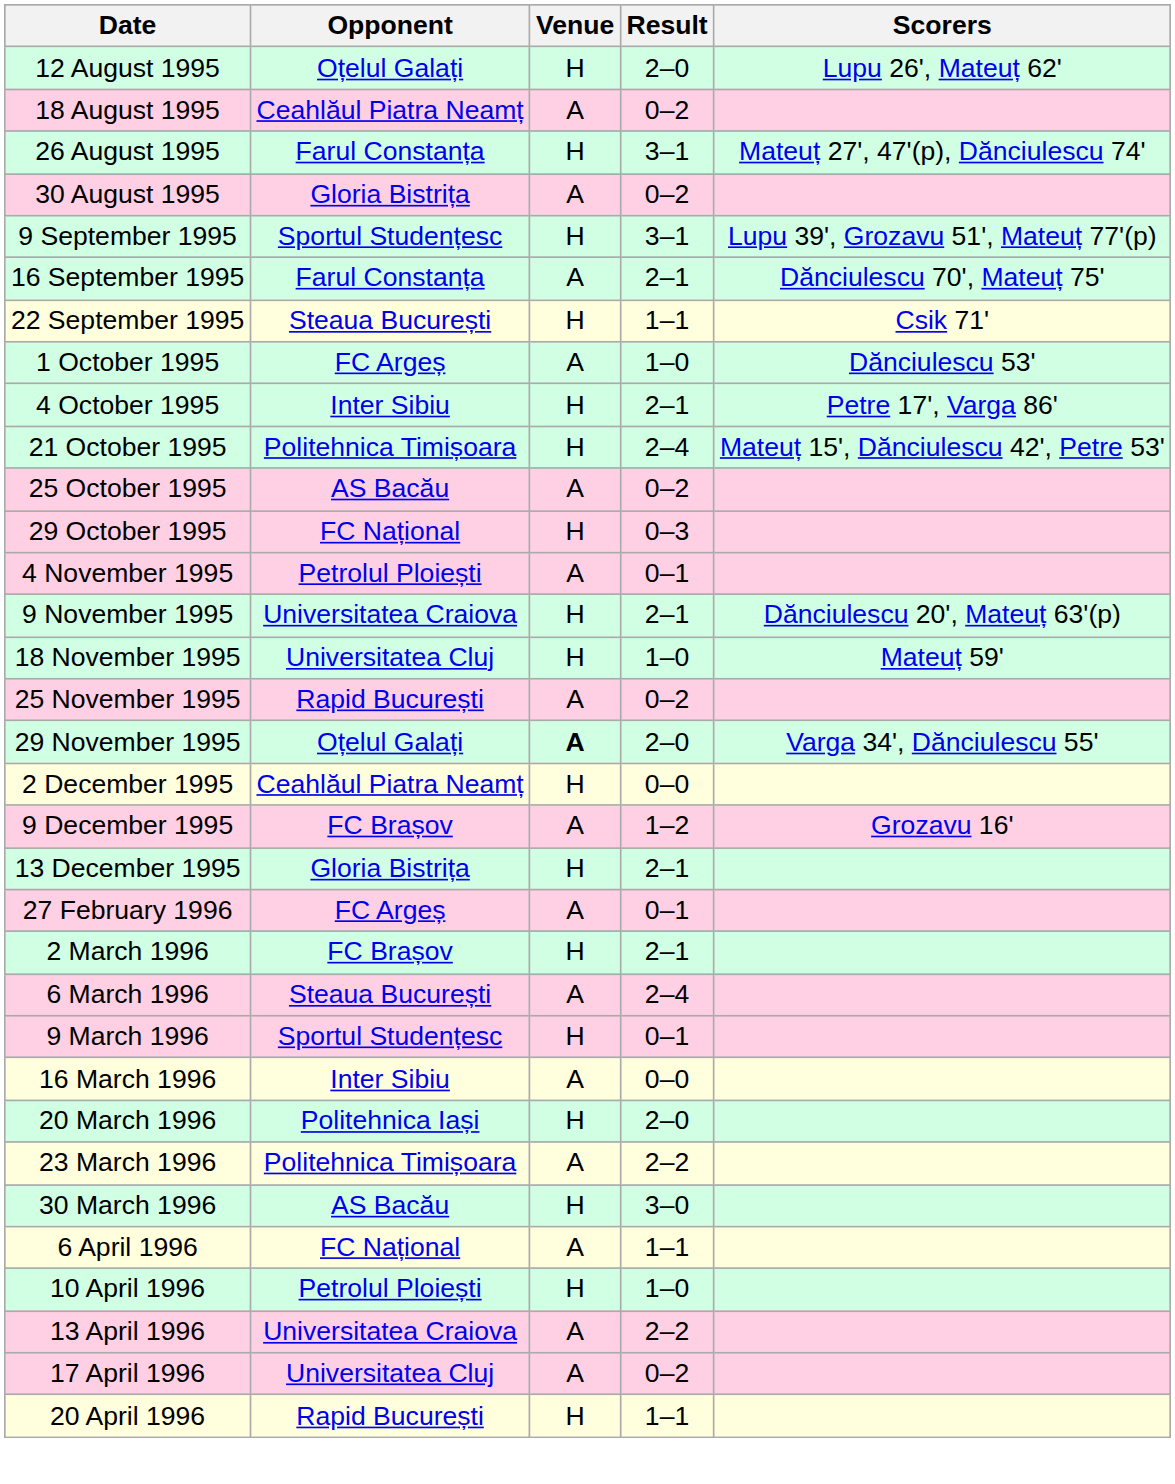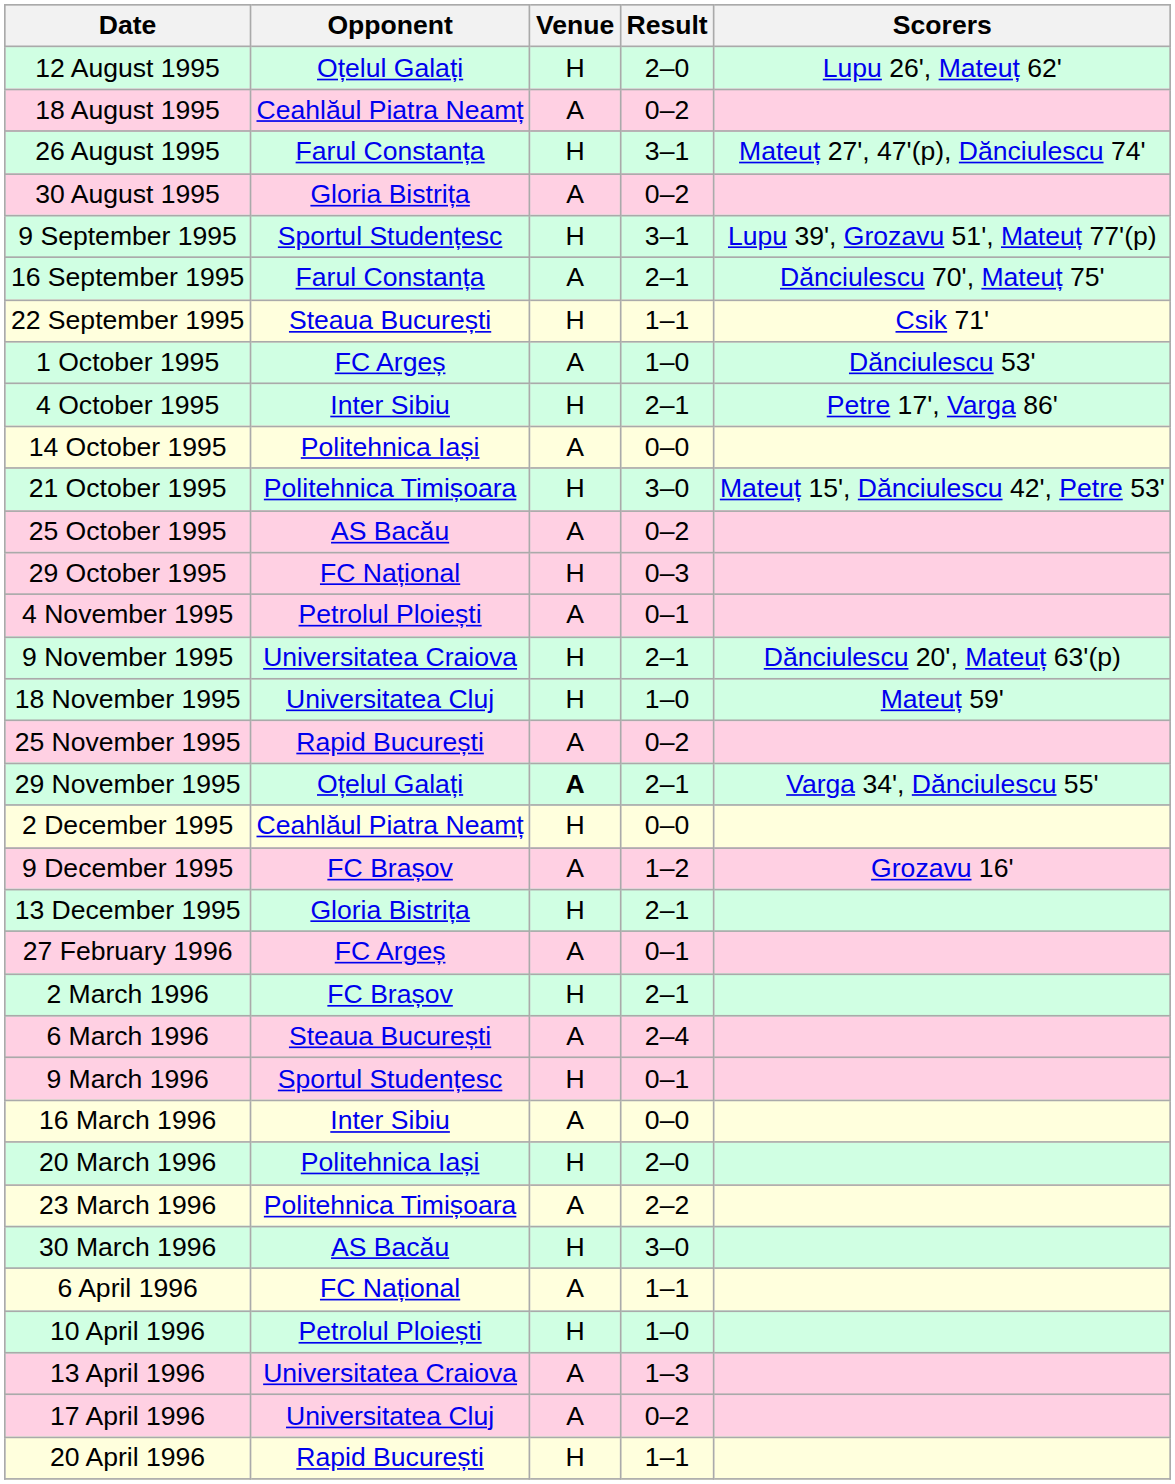+ row: (128, 446)
(667, 446) 2–4 -> (667, 488) 3–0
(667, 741) 2–0 -> (667, 783) 2–1
(667, 1331) 2–2 -> (667, 1373) 1–3
